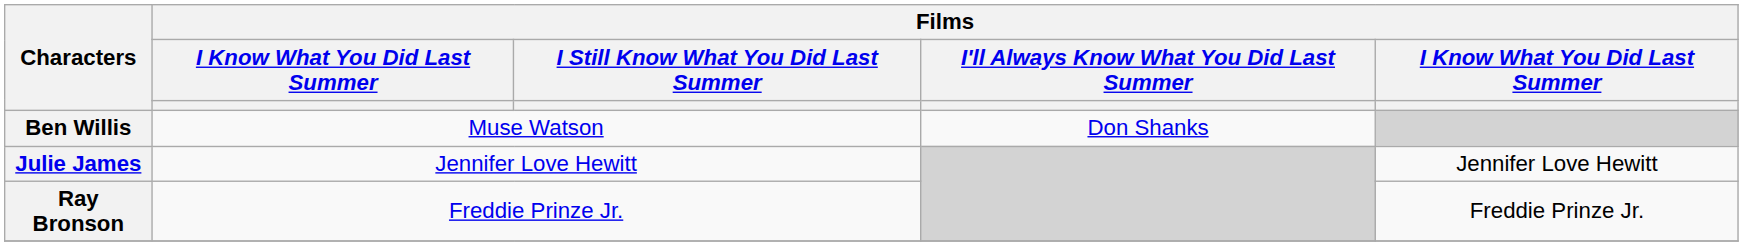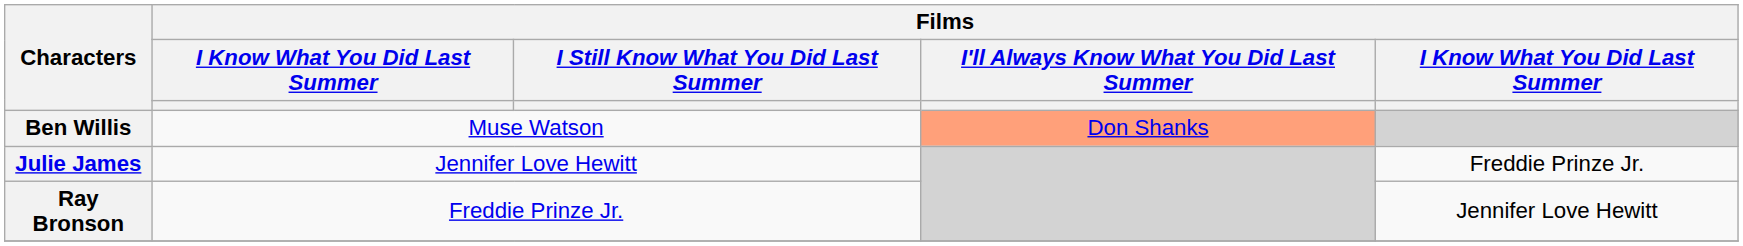(1148, 127) no background -> (1148, 127) lightsalmon background
(1557, 163) Jennifer Love Hewitt -> (1557, 163) Freddie Prinze Jr.
(1557, 211) Freddie Prinze Jr. -> (1557, 211) Jennifer Love Hewitt
